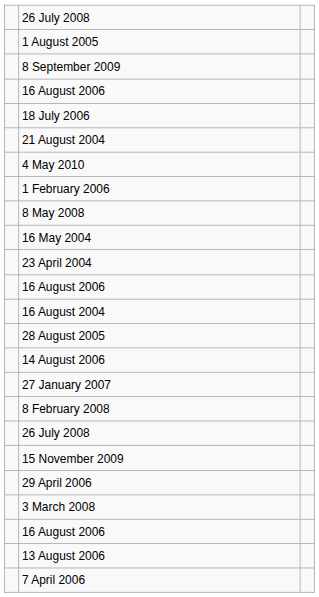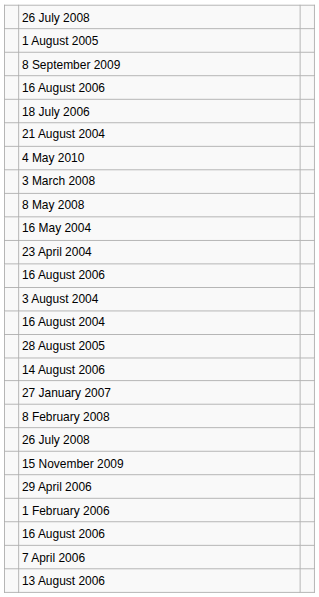rows swapped: (12, 507) <-> (12, 189)
+ row: (12, 299)
rows swapped: (12, 580) <-> (12, 556)
